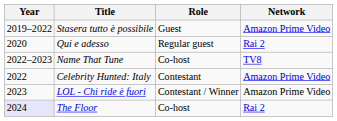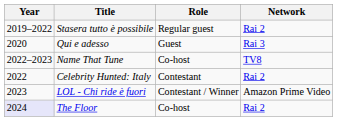(170, 28) Guest -> (186, 28) Regular guest
(287, 28) Amazon Prime Video -> (254, 28) Rai 2
(186, 44) Regular guest -> (170, 44) Guest
(254, 44) Rai 2 -> (254, 44) Rai 3
(287, 76) Amazon Prime Video -> (254, 76) Rai 2
